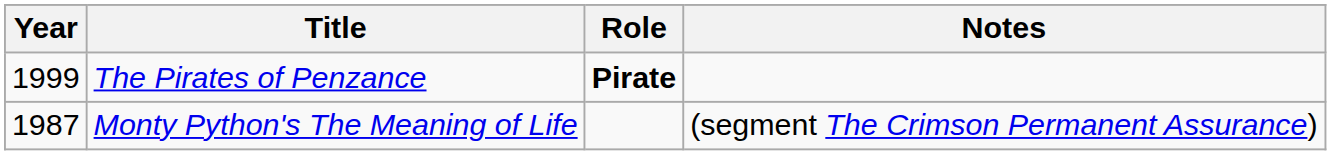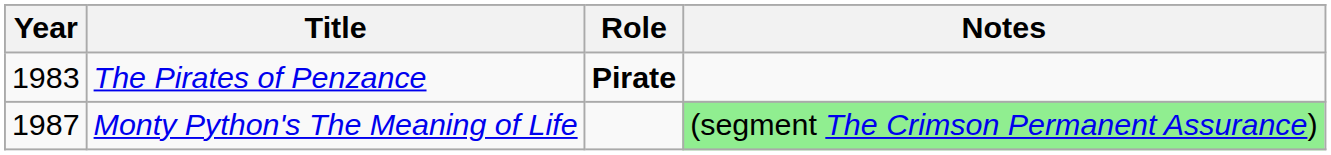(46, 76) 1999 -> (46, 76) 1983
(1004, 125) no background -> (1004, 125) lightgreen background
